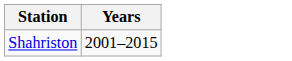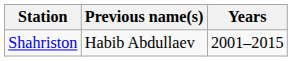+ column: (144, 17)
